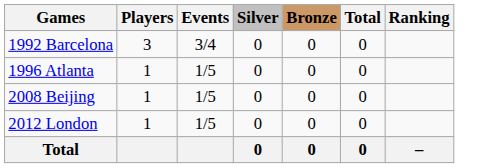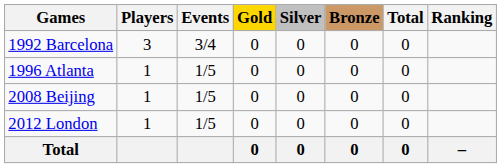+ column: (255, 17)
